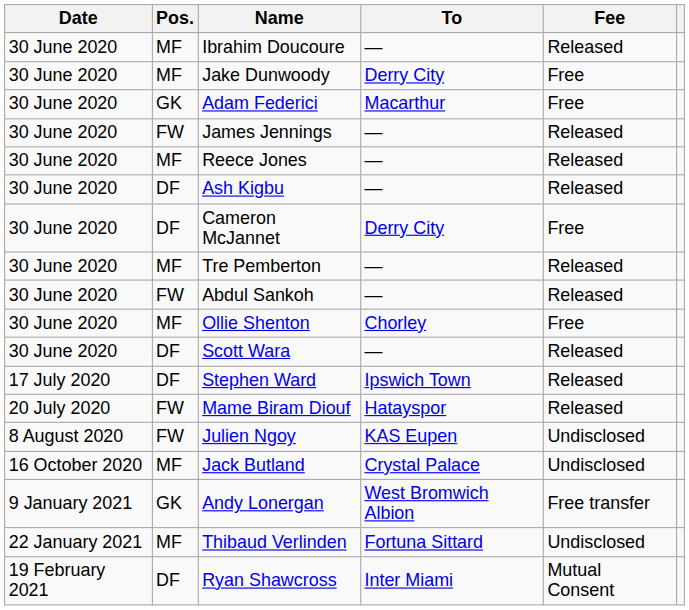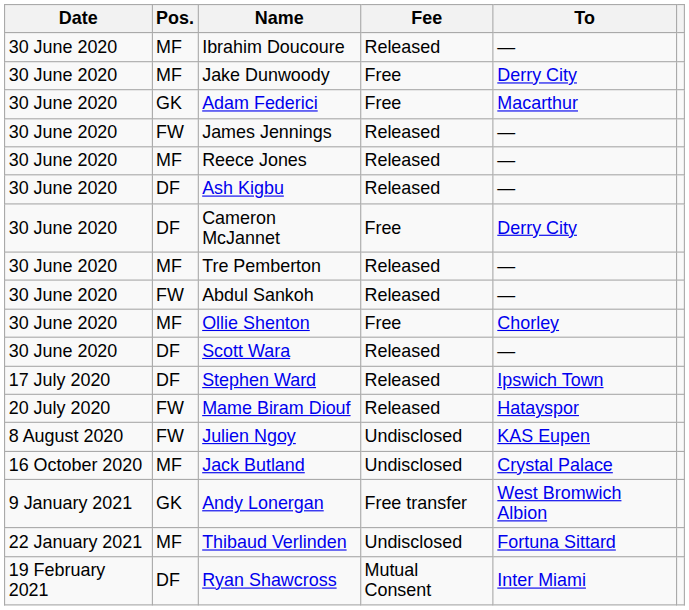columns swapped: (452, 18) <-> (610, 18)
